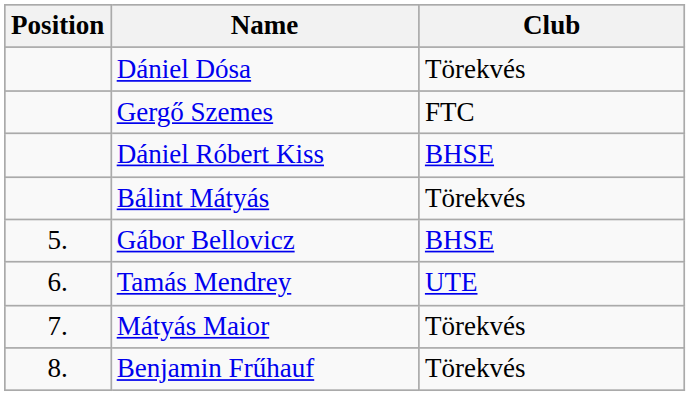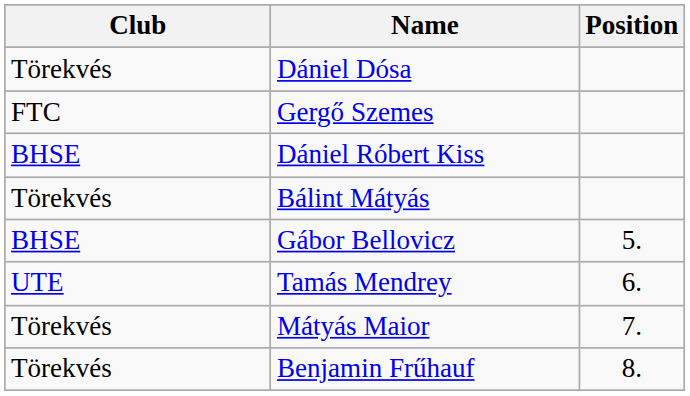columns swapped: (58, 25) <-> (552, 25)
